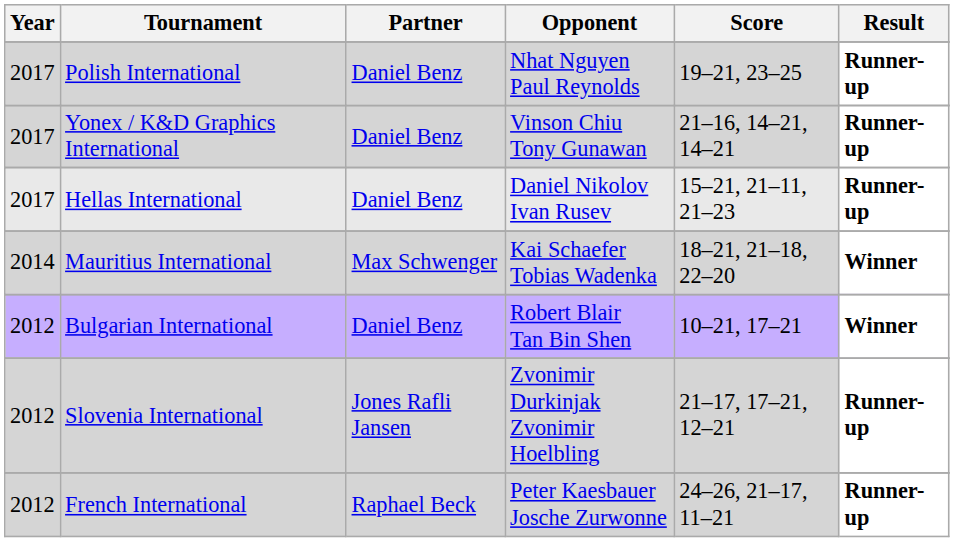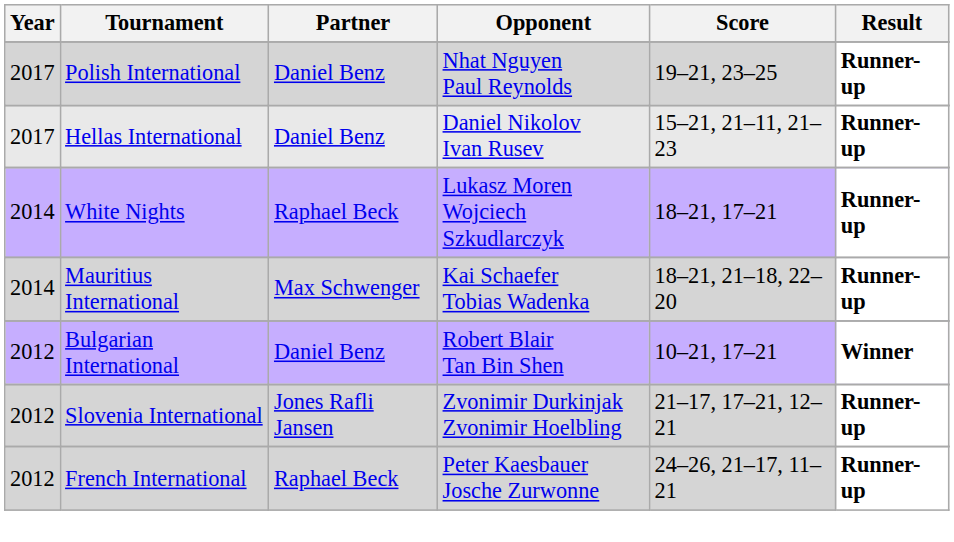- row: (170, 136)
+ row: (125, 212)
(881, 262) Winner -> (881, 289) Runner-up
